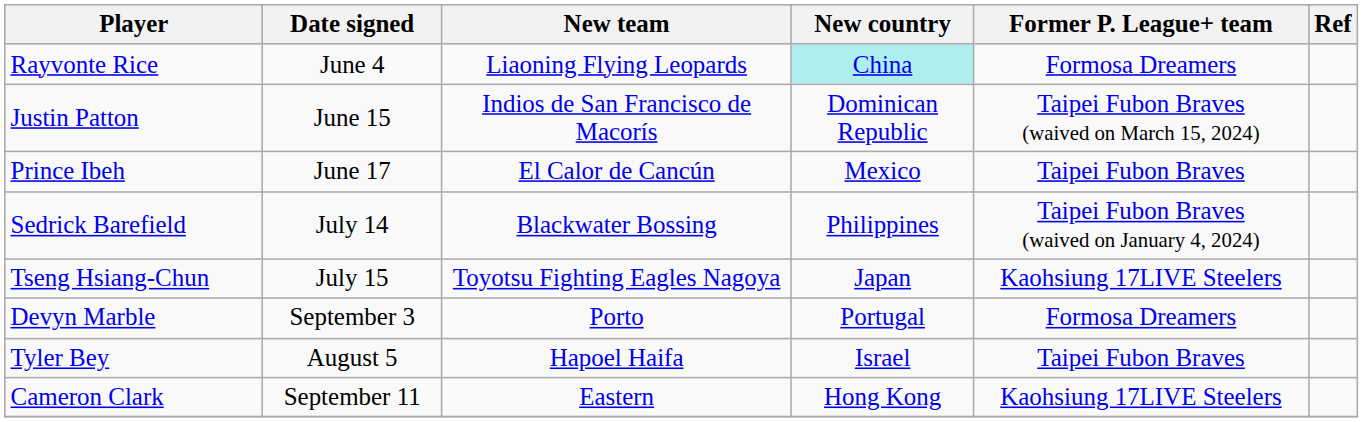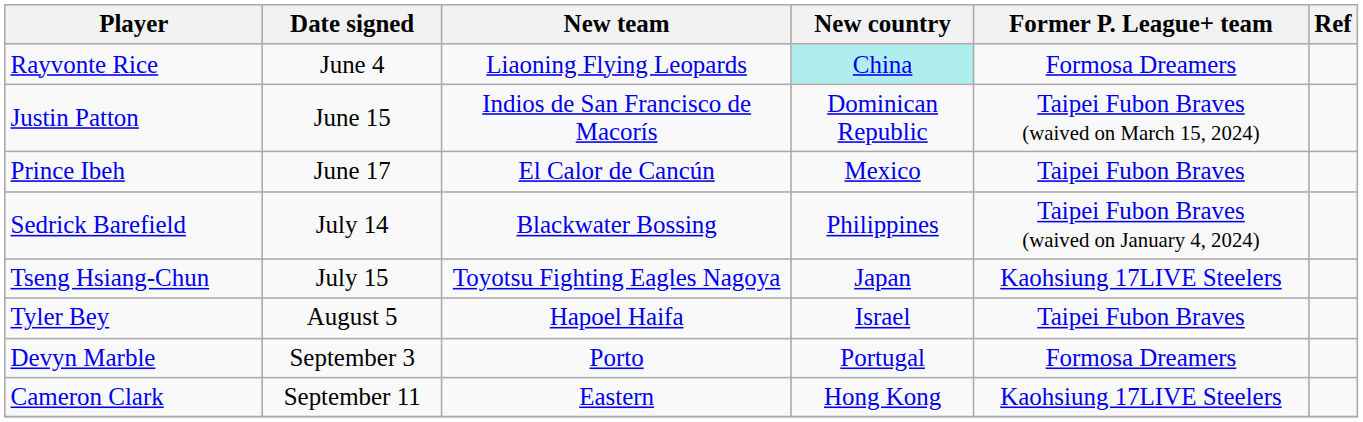rows swapped: (60, 357) <-> (83, 317)
